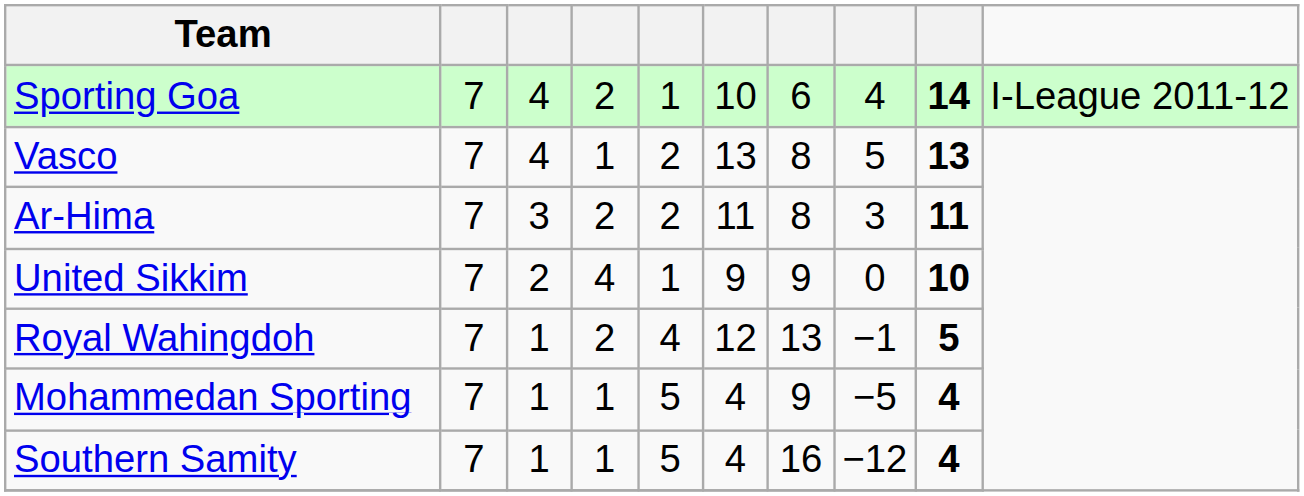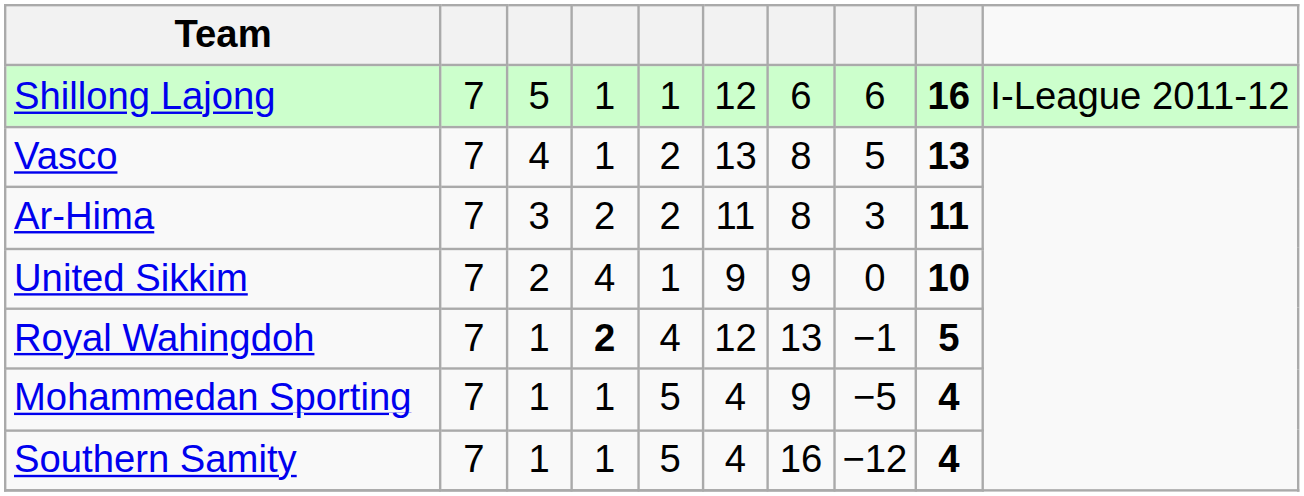+ row: (145, 95)
- row: (127, 95)
(605, 338) normal -> (605, 338) bold
